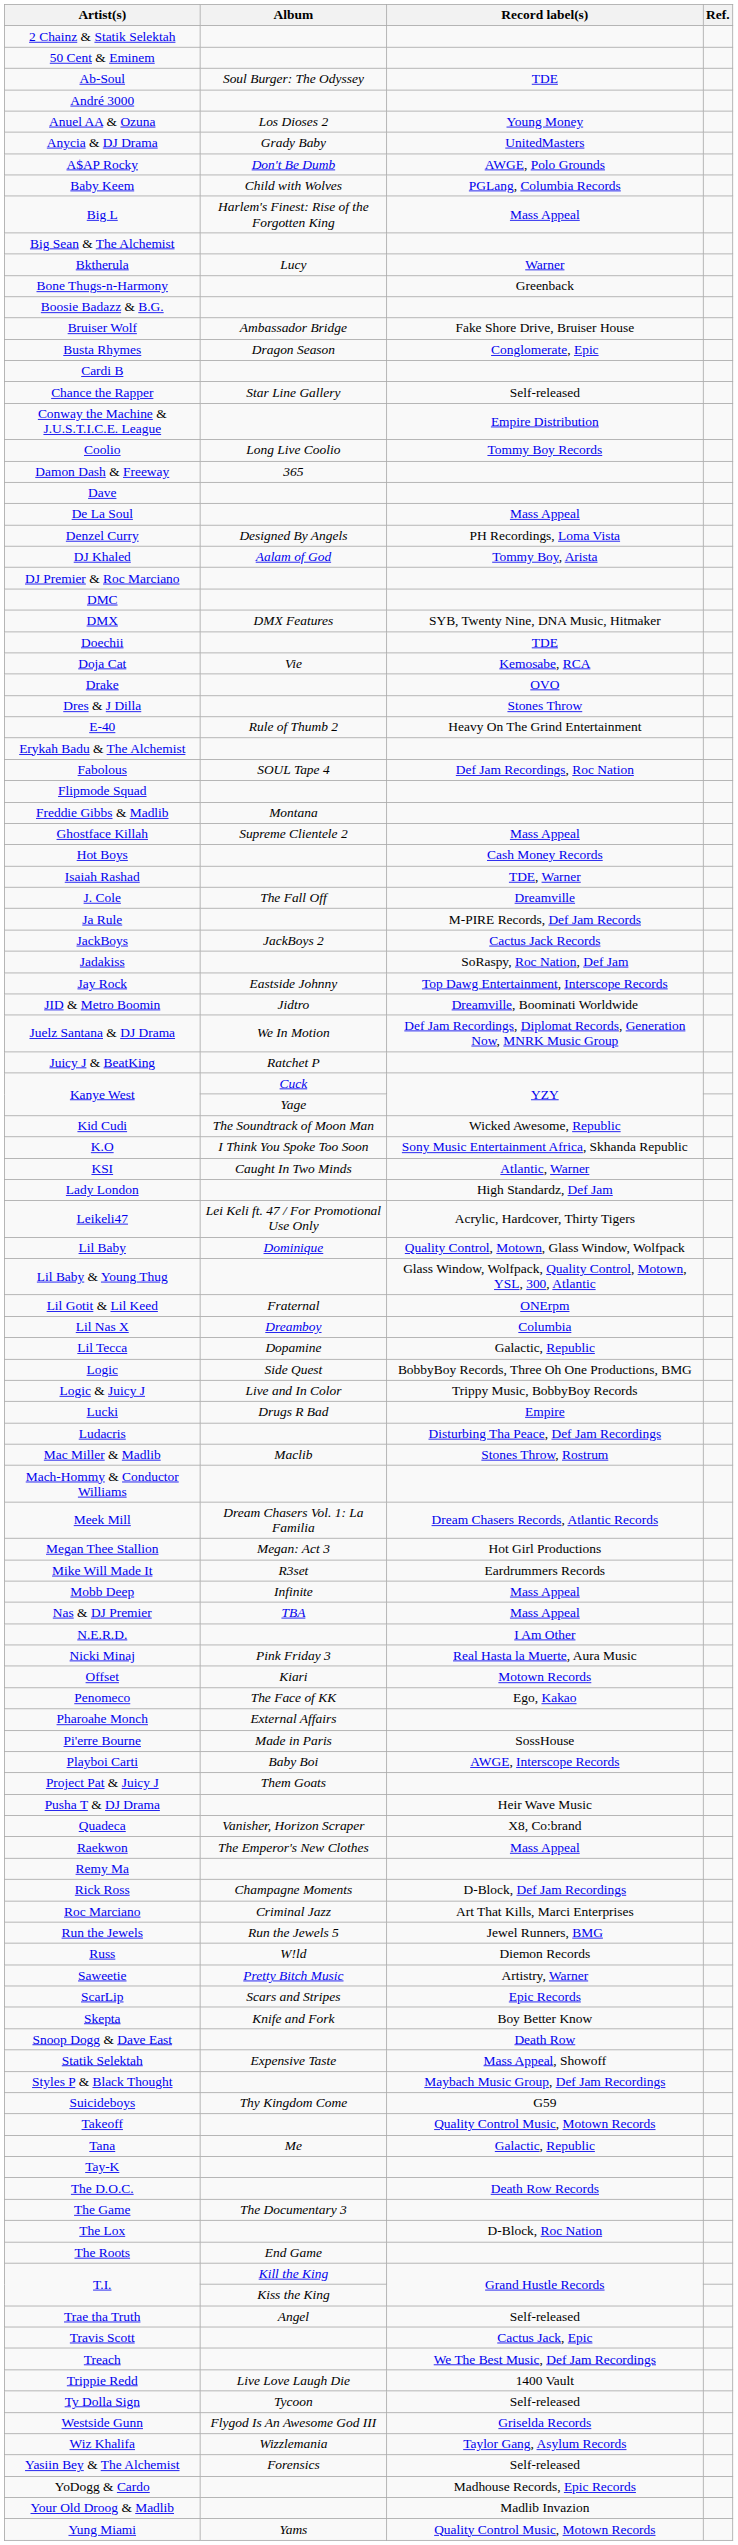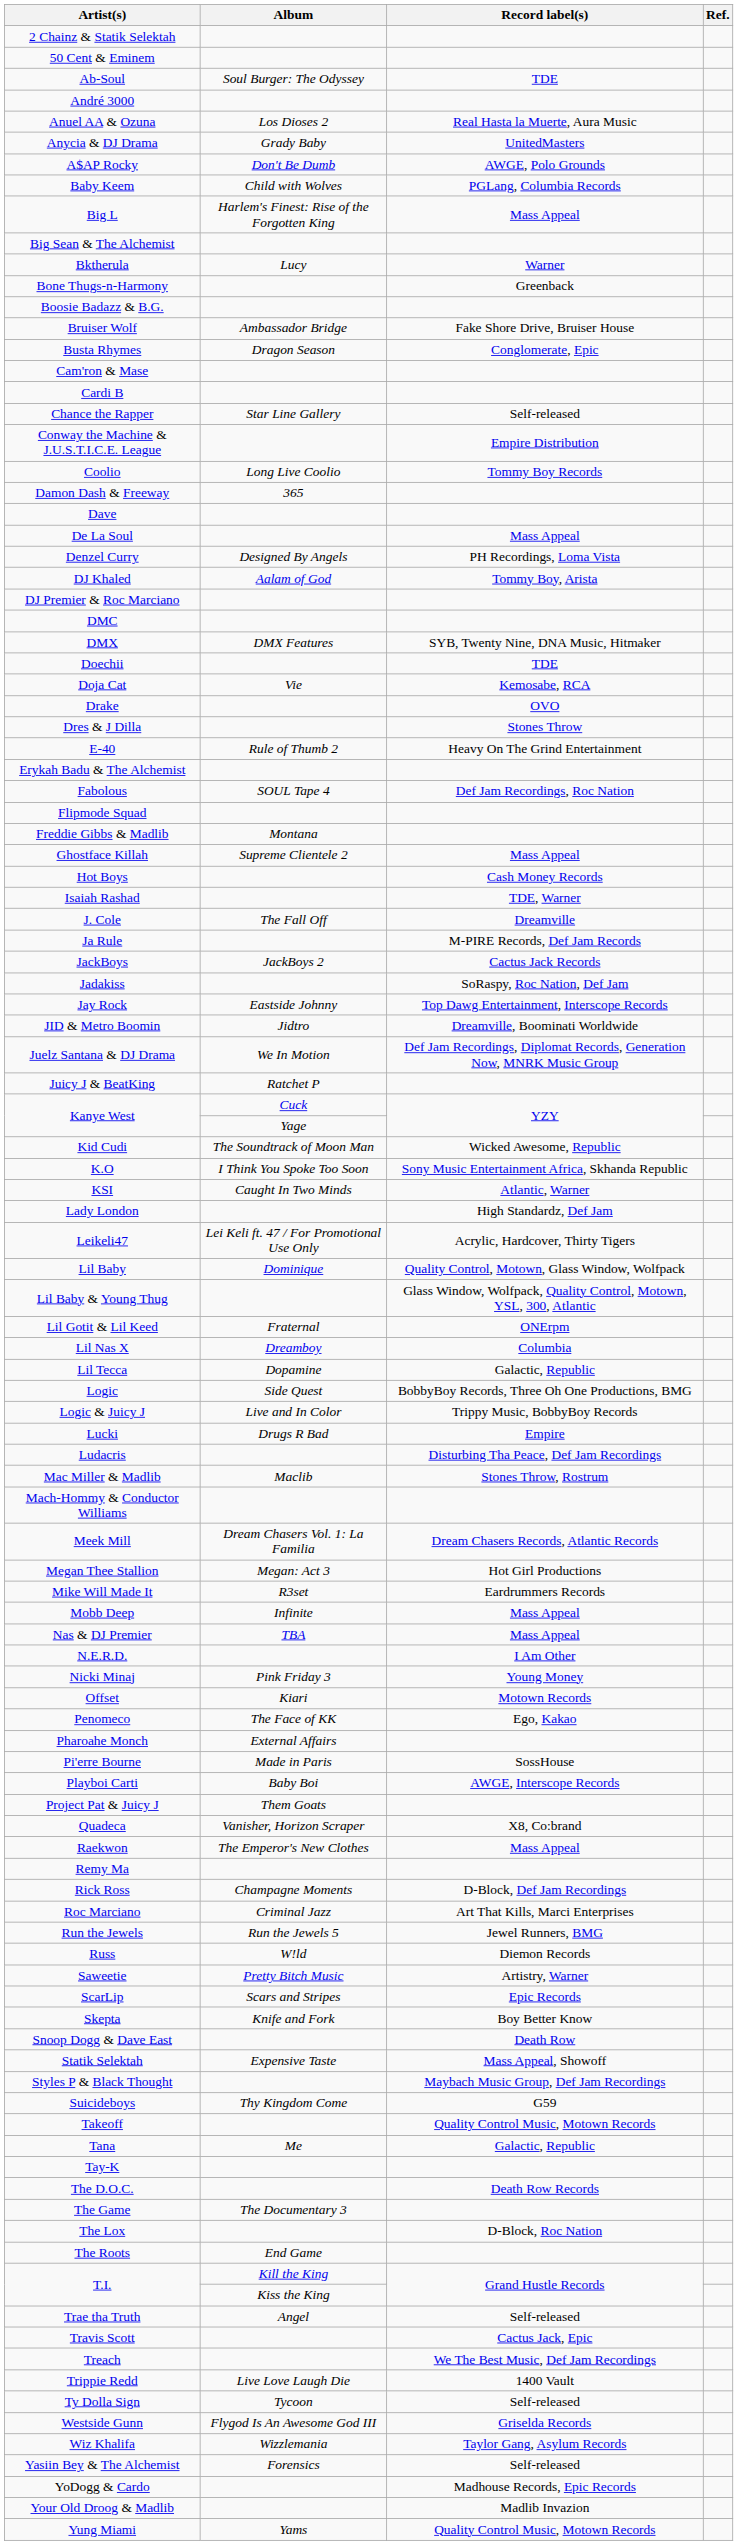(545, 121) Young Money -> (545, 121) Real Hasta la Muerte, Aura Music
+ row: (102, 371)
(545, 1655) Real Hasta la Muerte, Aura Music -> (545, 1676) Young Money
- row: (102, 1804)
